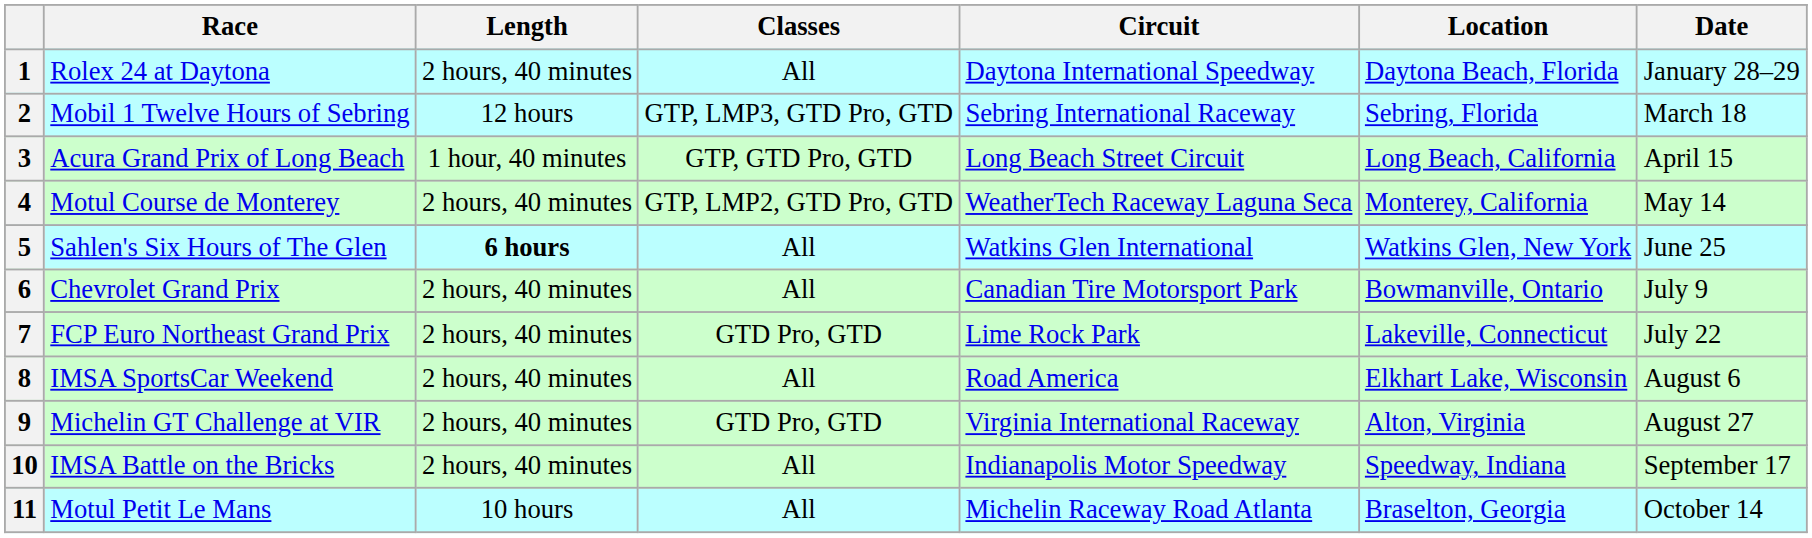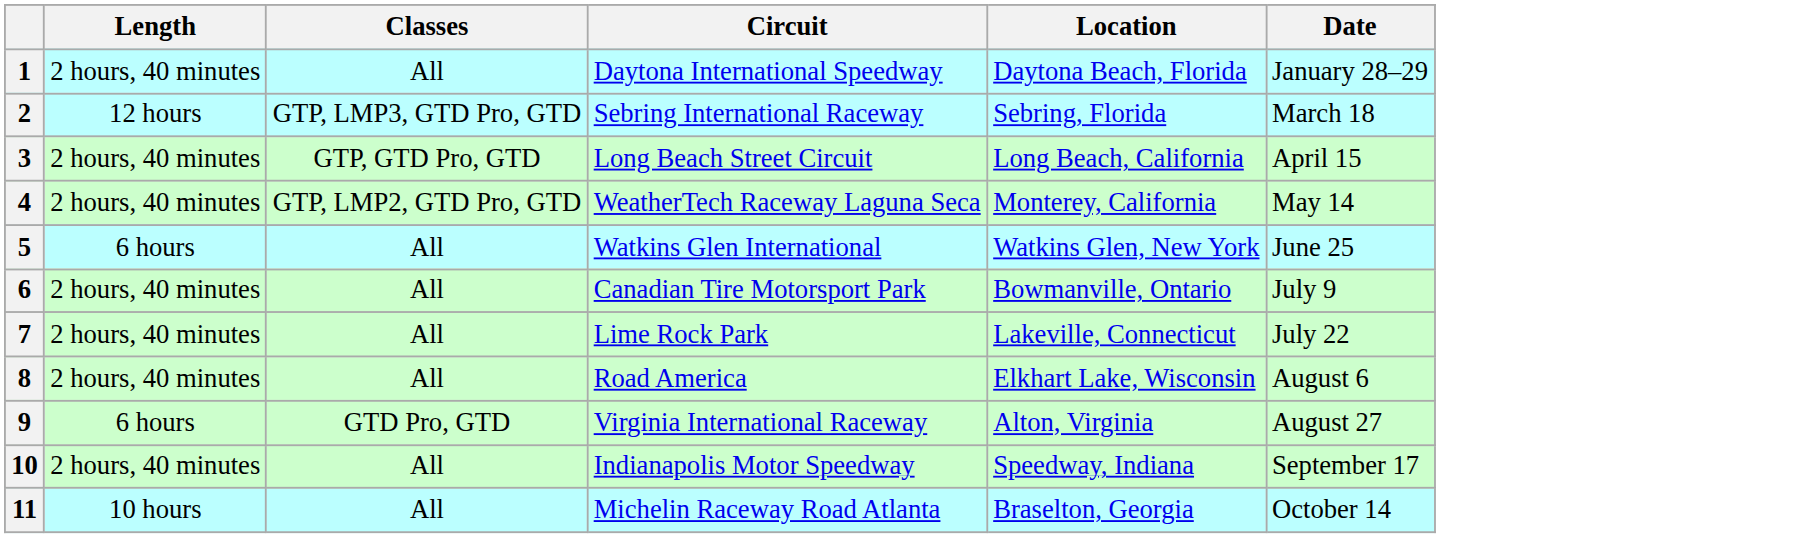- column: (230, 26)
(527, 158) 1 hour, 40 minutes -> (155, 158) 2 hours, 40 minutes
(527, 246) bold -> (155, 246) normal
(799, 334) GTD Pro, GTD -> (427, 334) All
(527, 422) 2 hours, 40 minutes -> (155, 422) 6 hours
